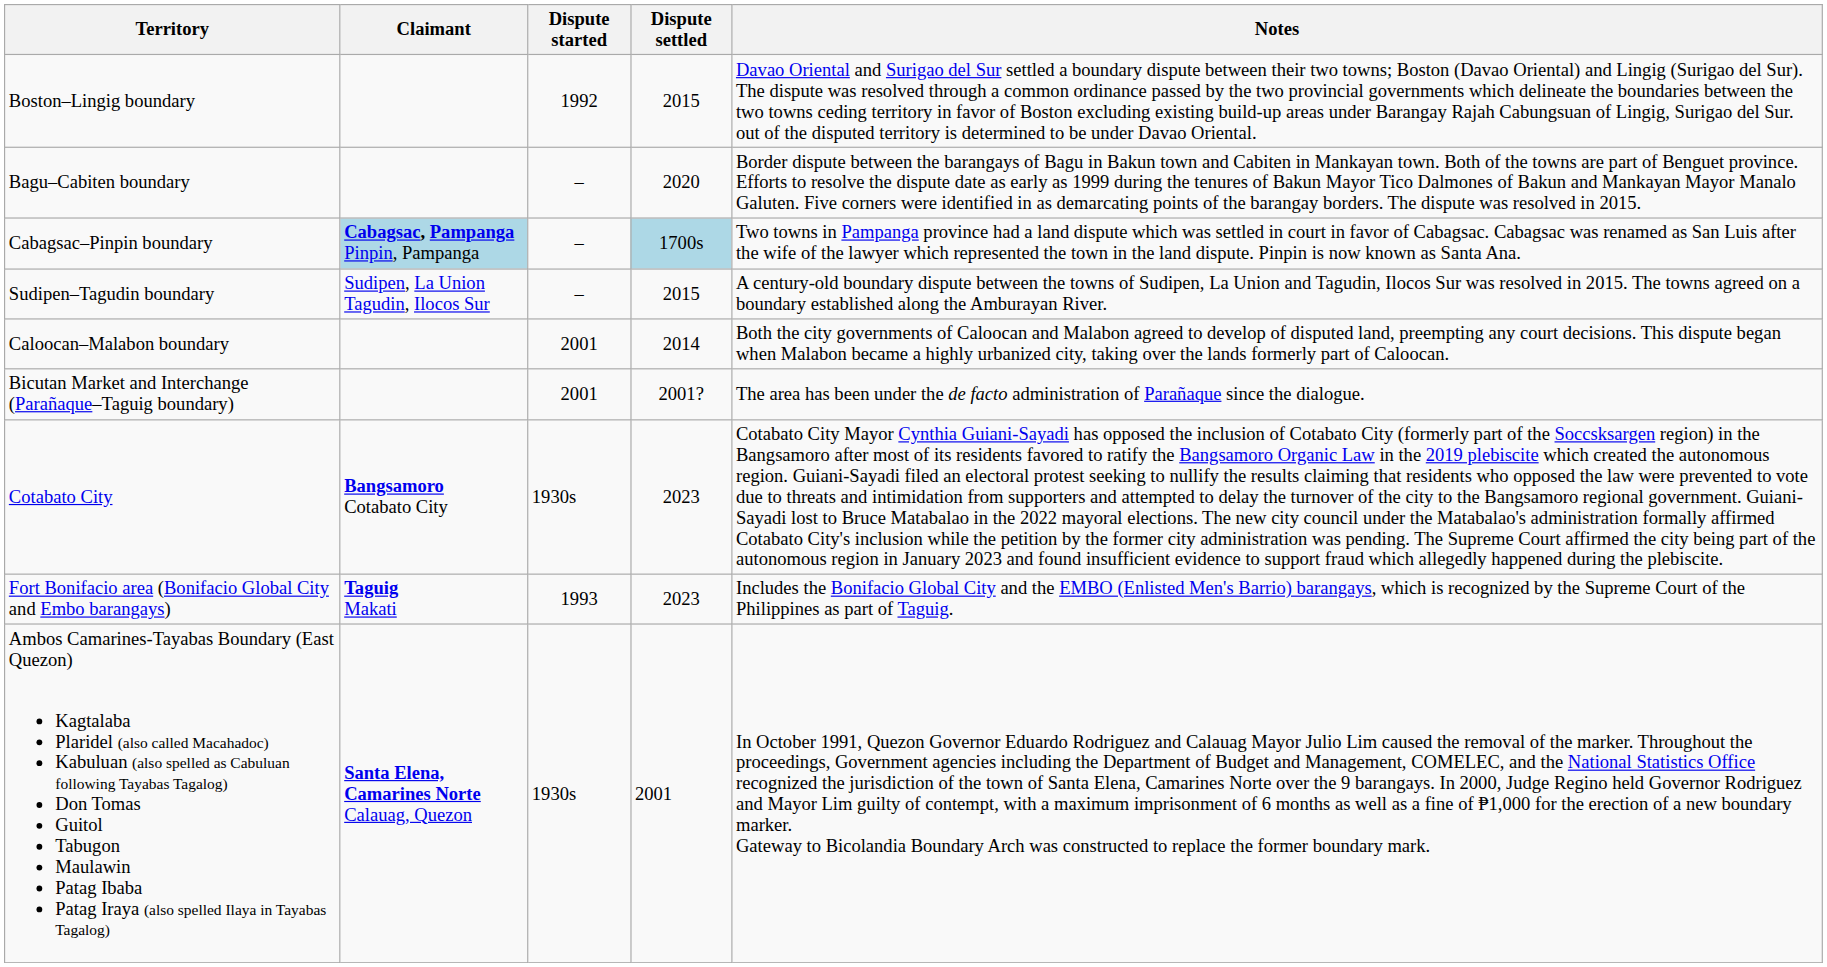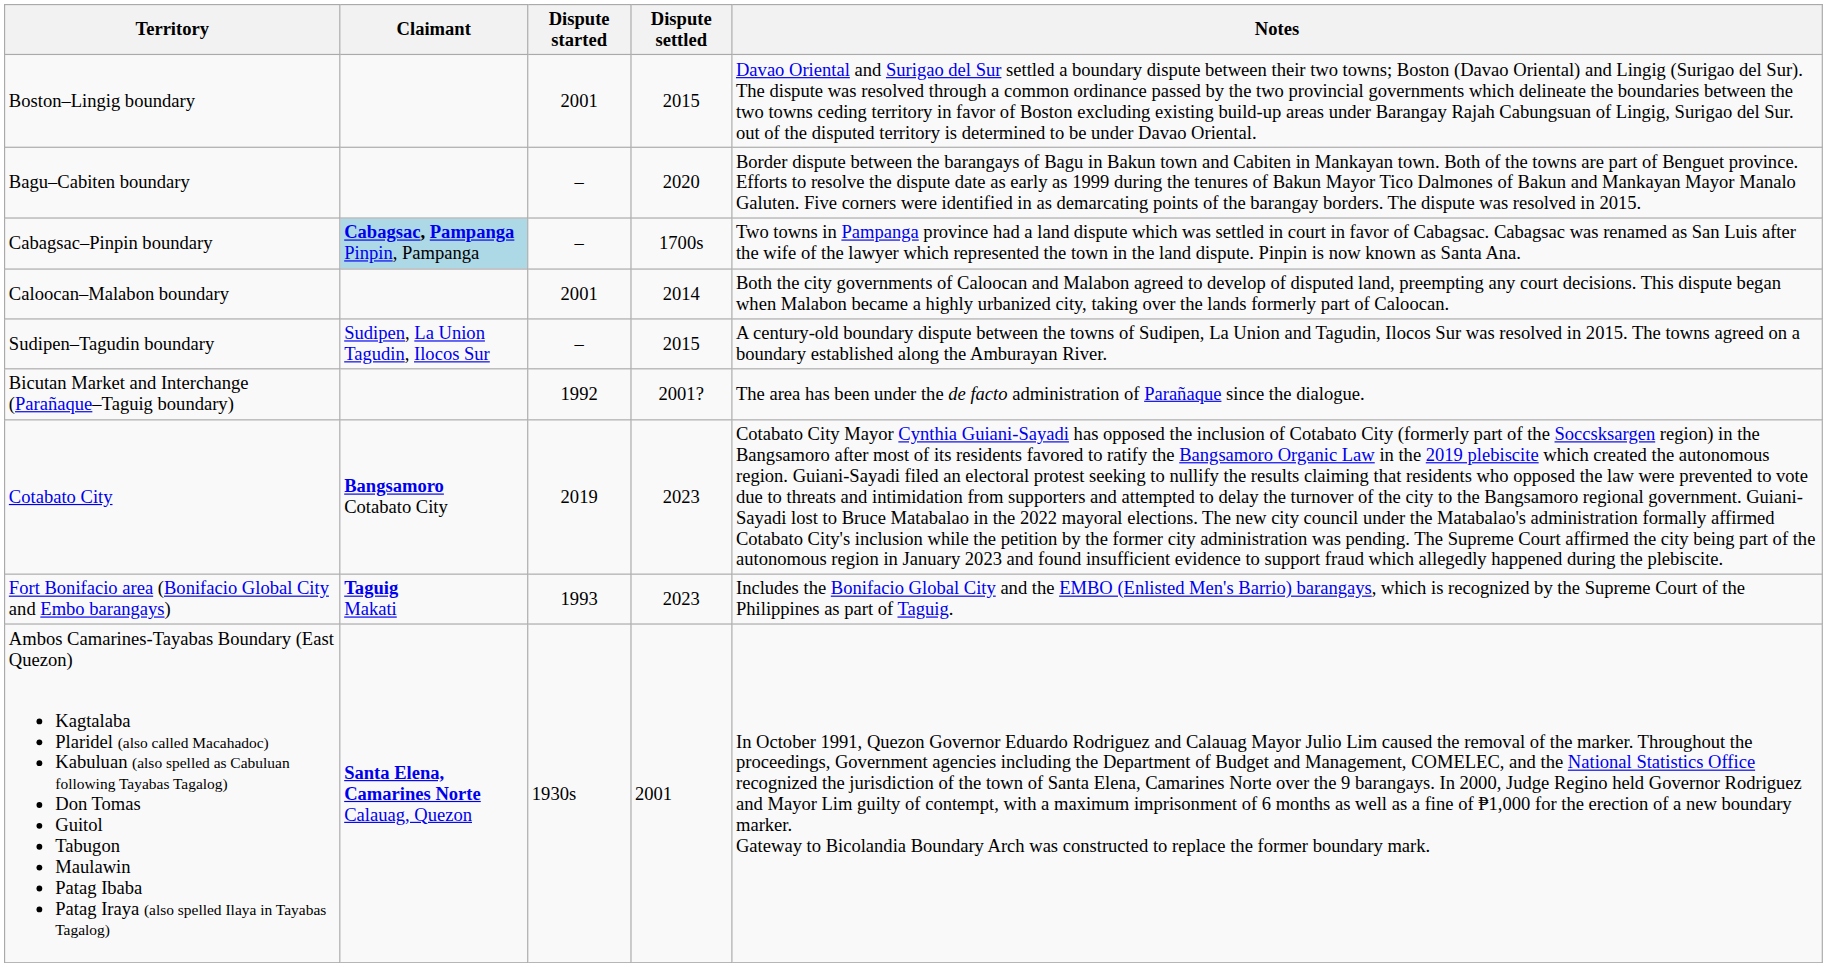(579, 100) 1992 -> (579, 100) 2001
(681, 243) lightblue background -> (681, 243) no background
rows swapped: (119, 343) <-> (112, 293)
(579, 394) 2001 -> (579, 394) 1992
(554, 496) 1930s -> (579, 496) 2019
